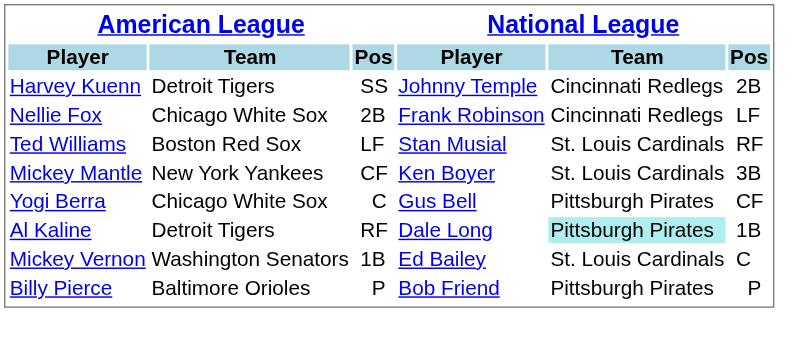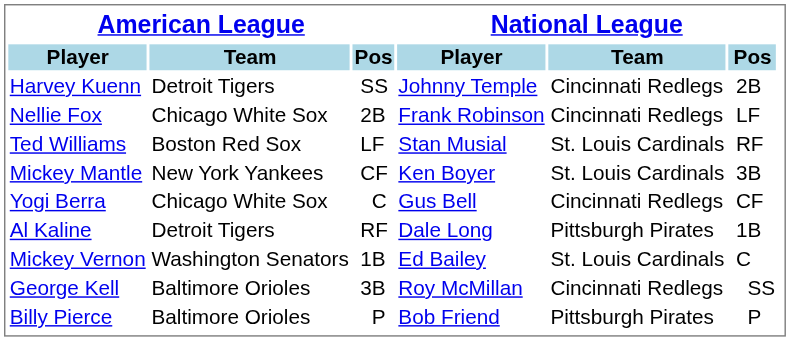(632, 201) Pittsburgh Pirates -> (637, 201) Cincinnati Redlegs
(632, 230) paleturquoise background -> (632, 230) no background
+ row: (64, 288)
